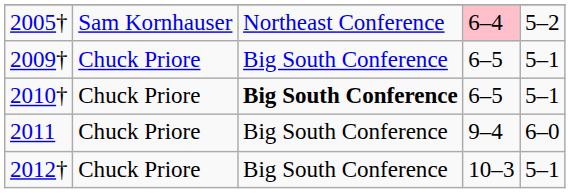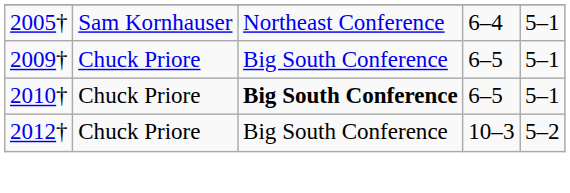(486, 22) pink background -> (486, 22) no background
(542, 22) 5–2 -> (542, 22) 5–1
- row: (33, 132)
(542, 168) 5–1 -> (542, 132) 5–2
